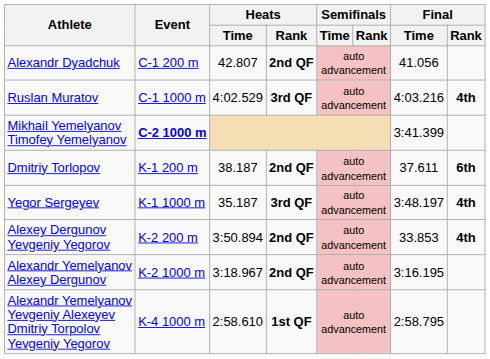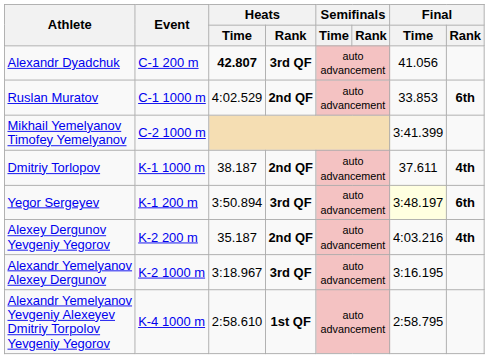(238, 63) normal -> (237, 63) bold
(291, 63) 2nd QF -> (291, 63) 3rd QF
(291, 98) 3rd QF -> (291, 98) 2nd QF
(419, 98) 4:03.216 -> (418, 98) 33.853
(466, 98) 4th -> (465, 98) 6th
(172, 133) bold -> (172, 133) normal
(168, 168) K-1 200 m -> (172, 168) K-1 1000 m
(466, 168) 6th -> (465, 168) 4th
(172, 203) K-1 1000 m -> (168, 203) K-1 200 m
(238, 203) 35.187 -> (237, 203) 3:50.894
(419, 203) no background -> (418, 203) lightyellow background
(466, 203) 4th -> (465, 203) 6th
(238, 238) 3:50.894 -> (237, 238) 35.187
(419, 238) 33.853 -> (418, 238) 4:03.216
(291, 272) 2nd QF -> (291, 272) 3rd QF
